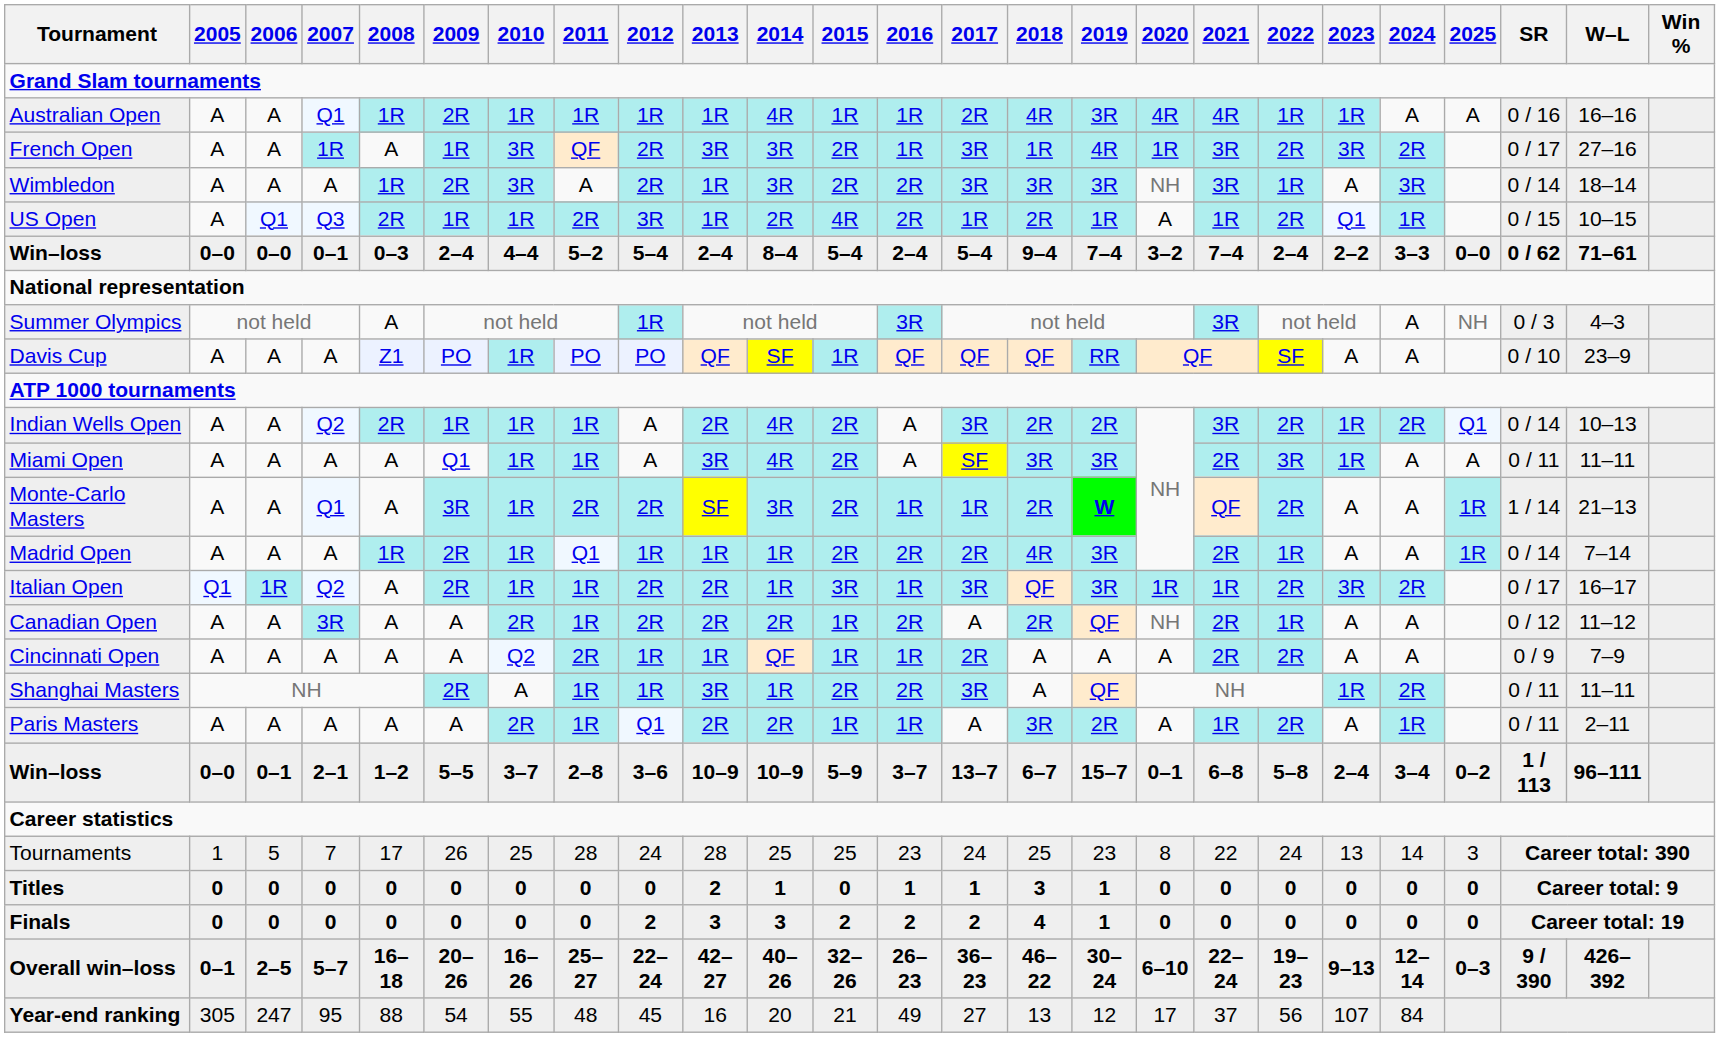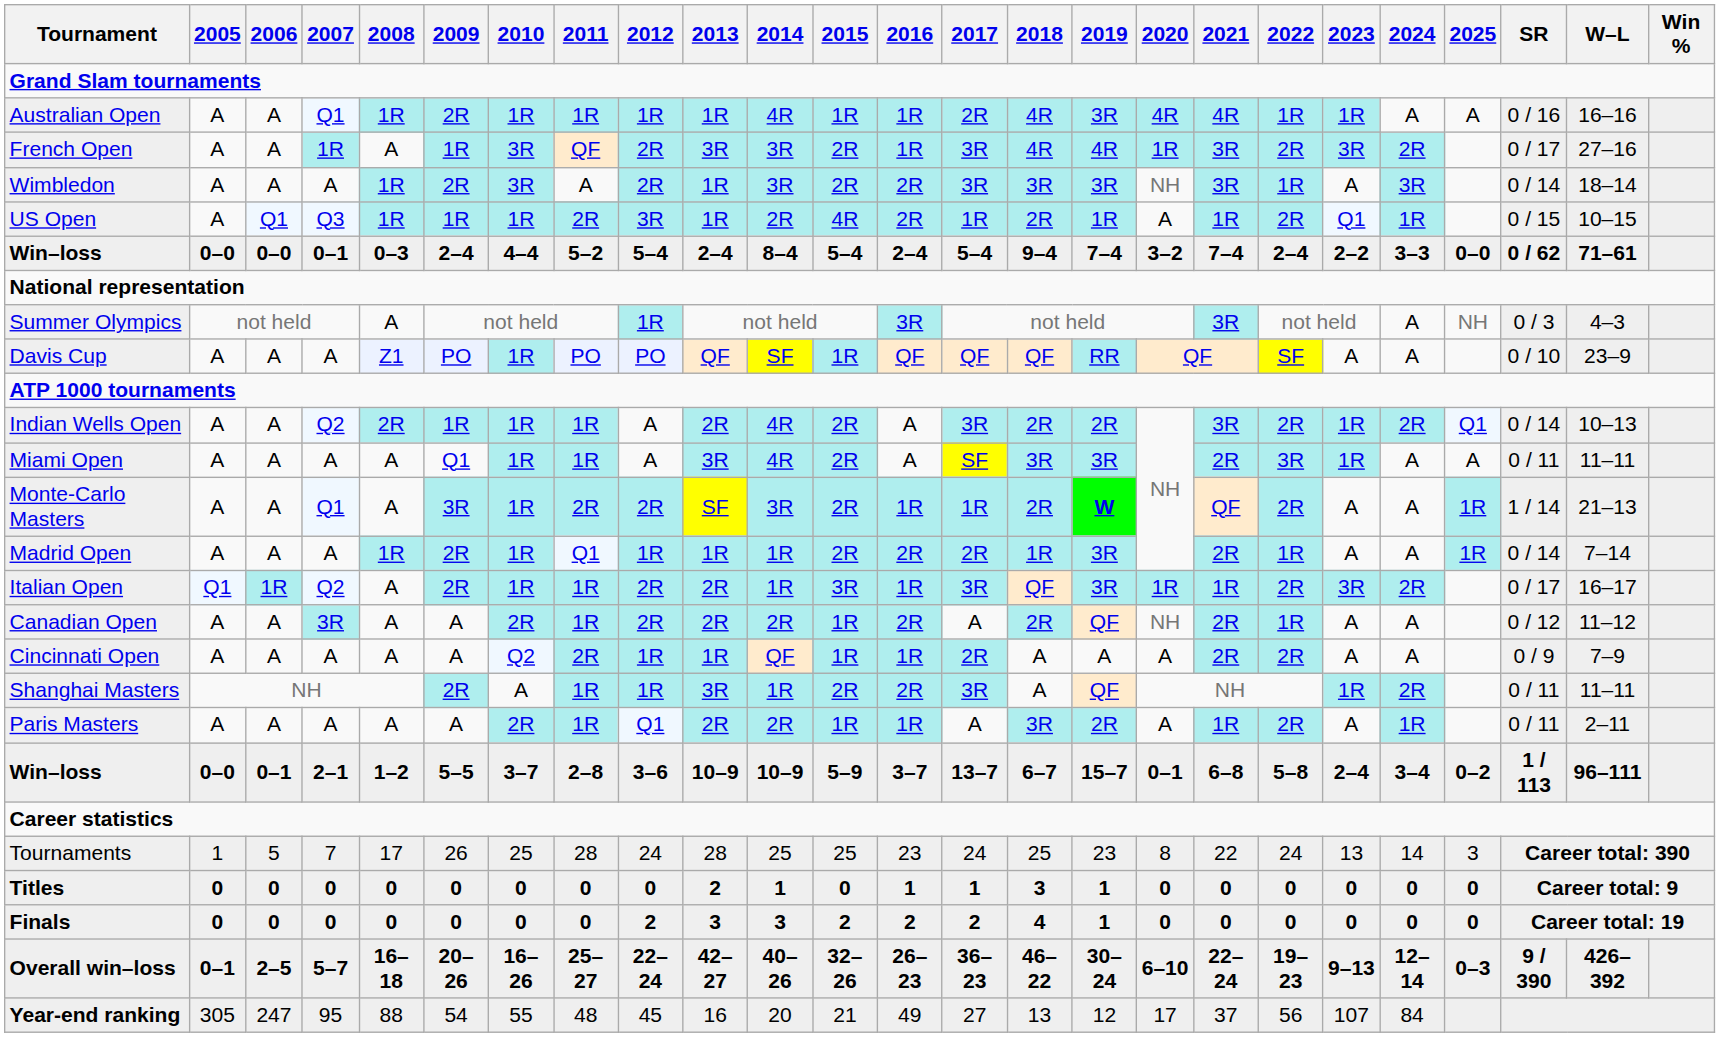(1040, 149) 1R -> (1040, 149) 4R
(391, 218) 2R -> (391, 218) 1R
(1040, 553) 4R -> (1040, 553) 1R
